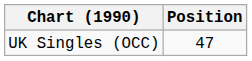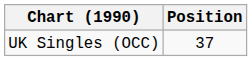(205, 43) 47 -> (205, 43) 37
